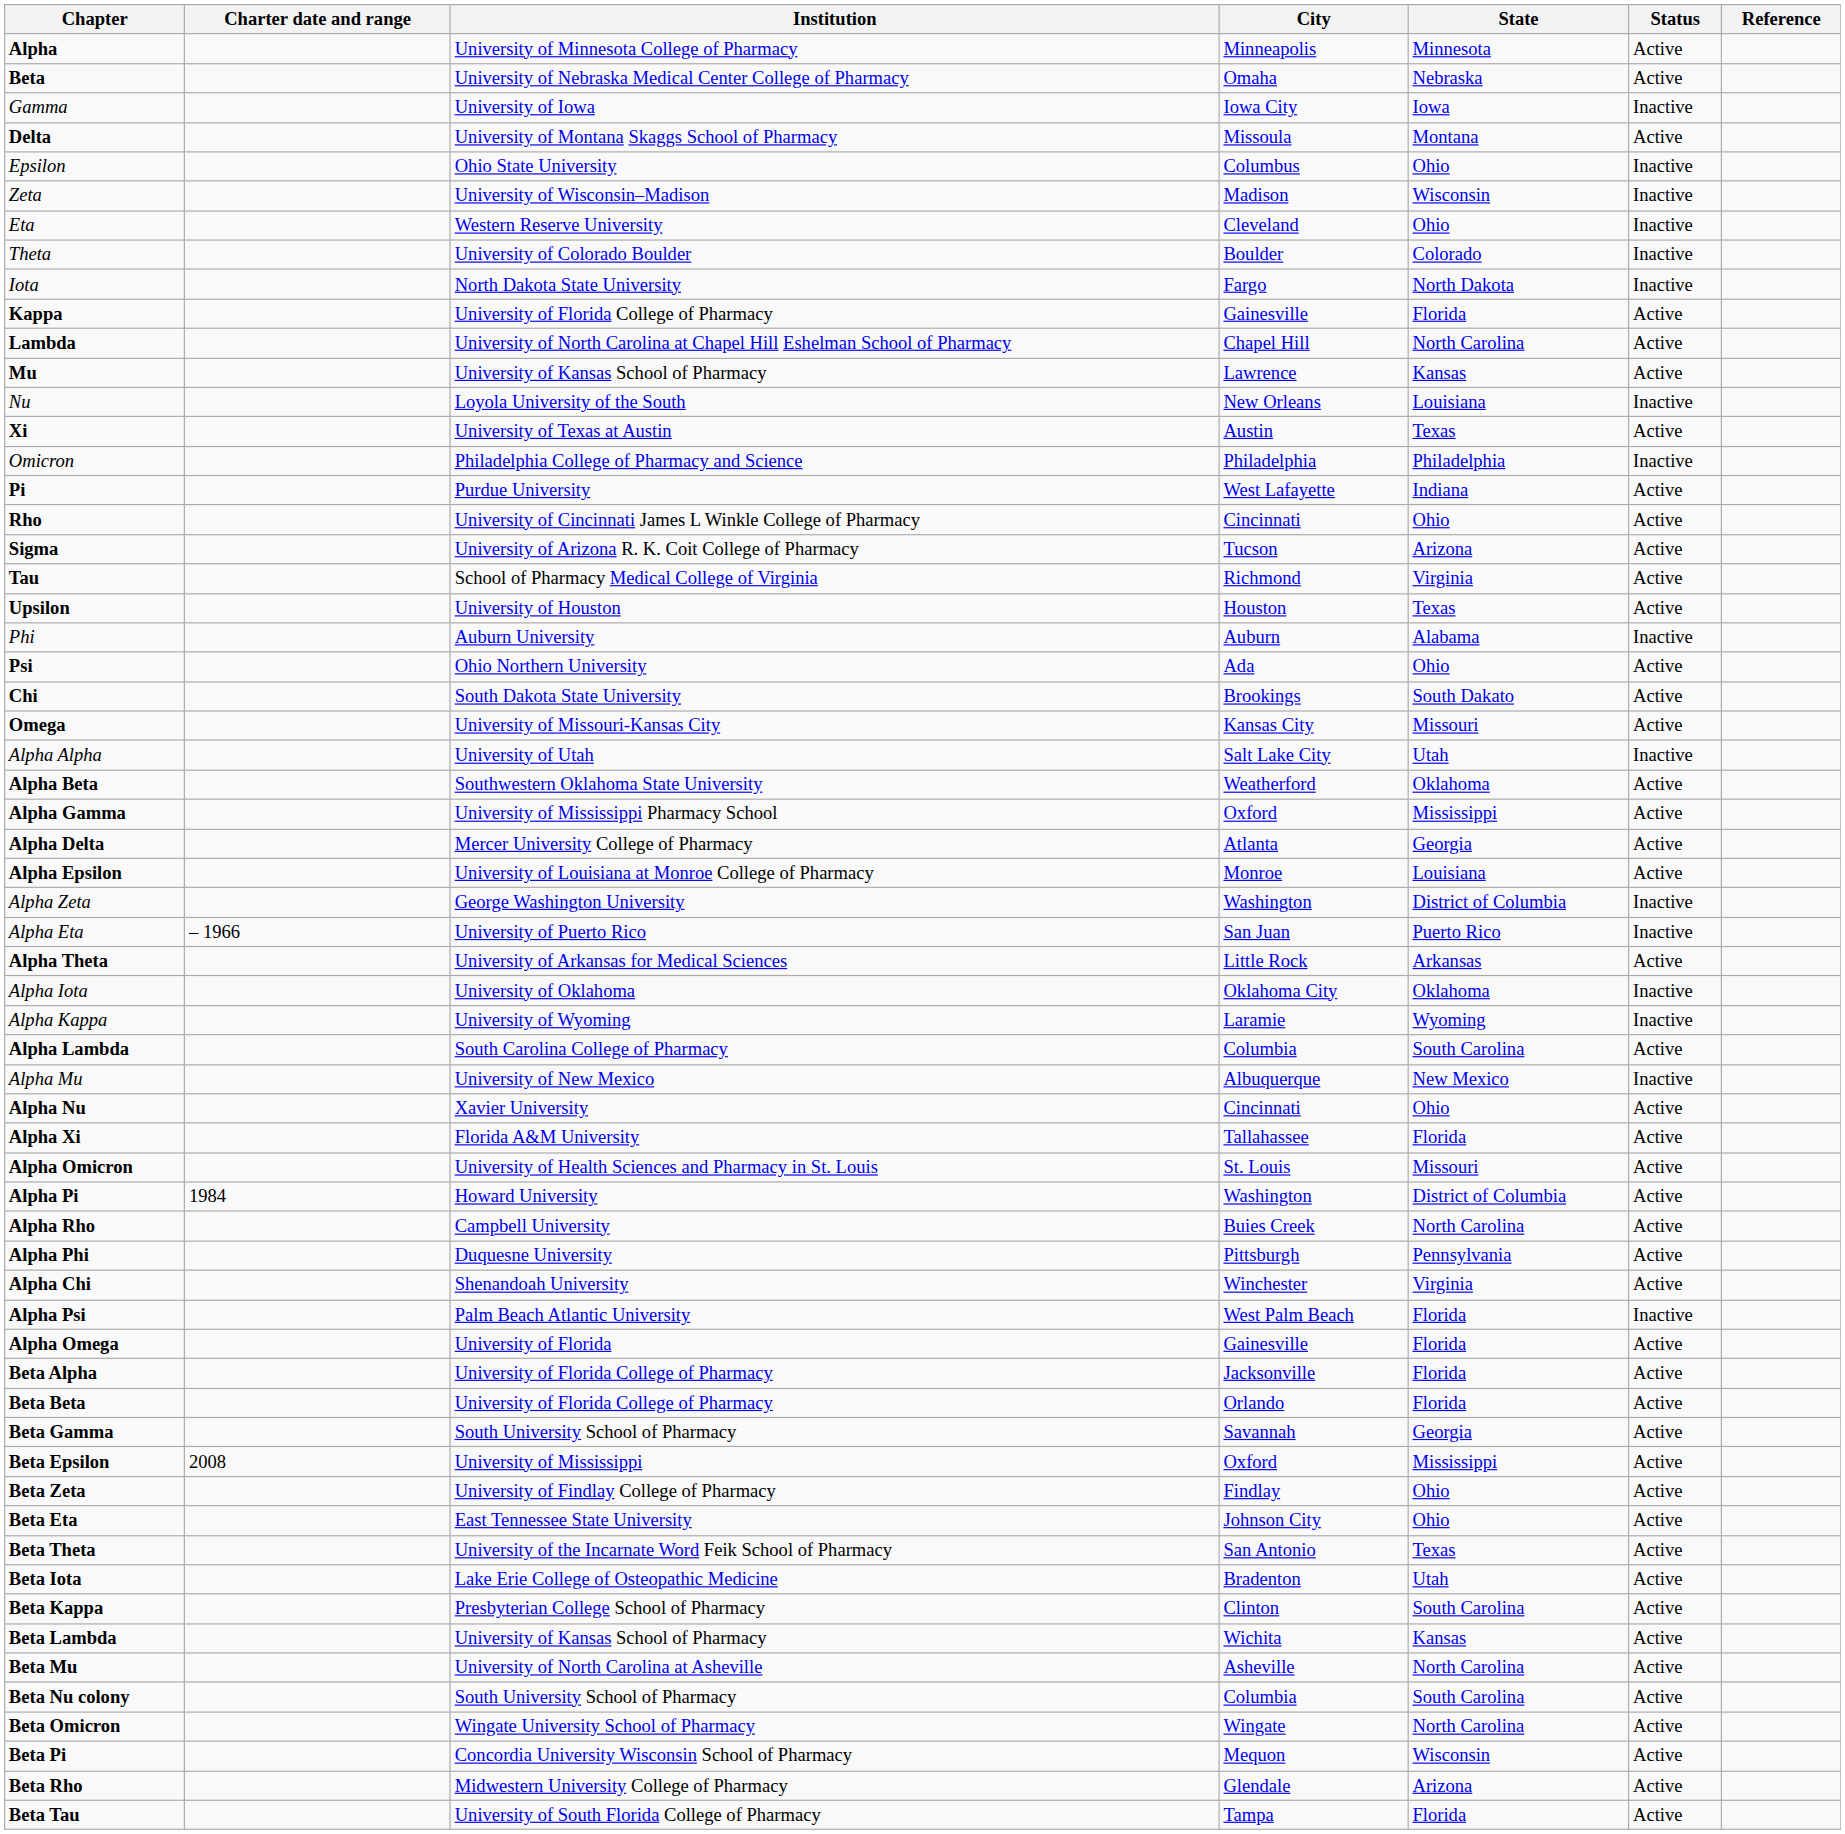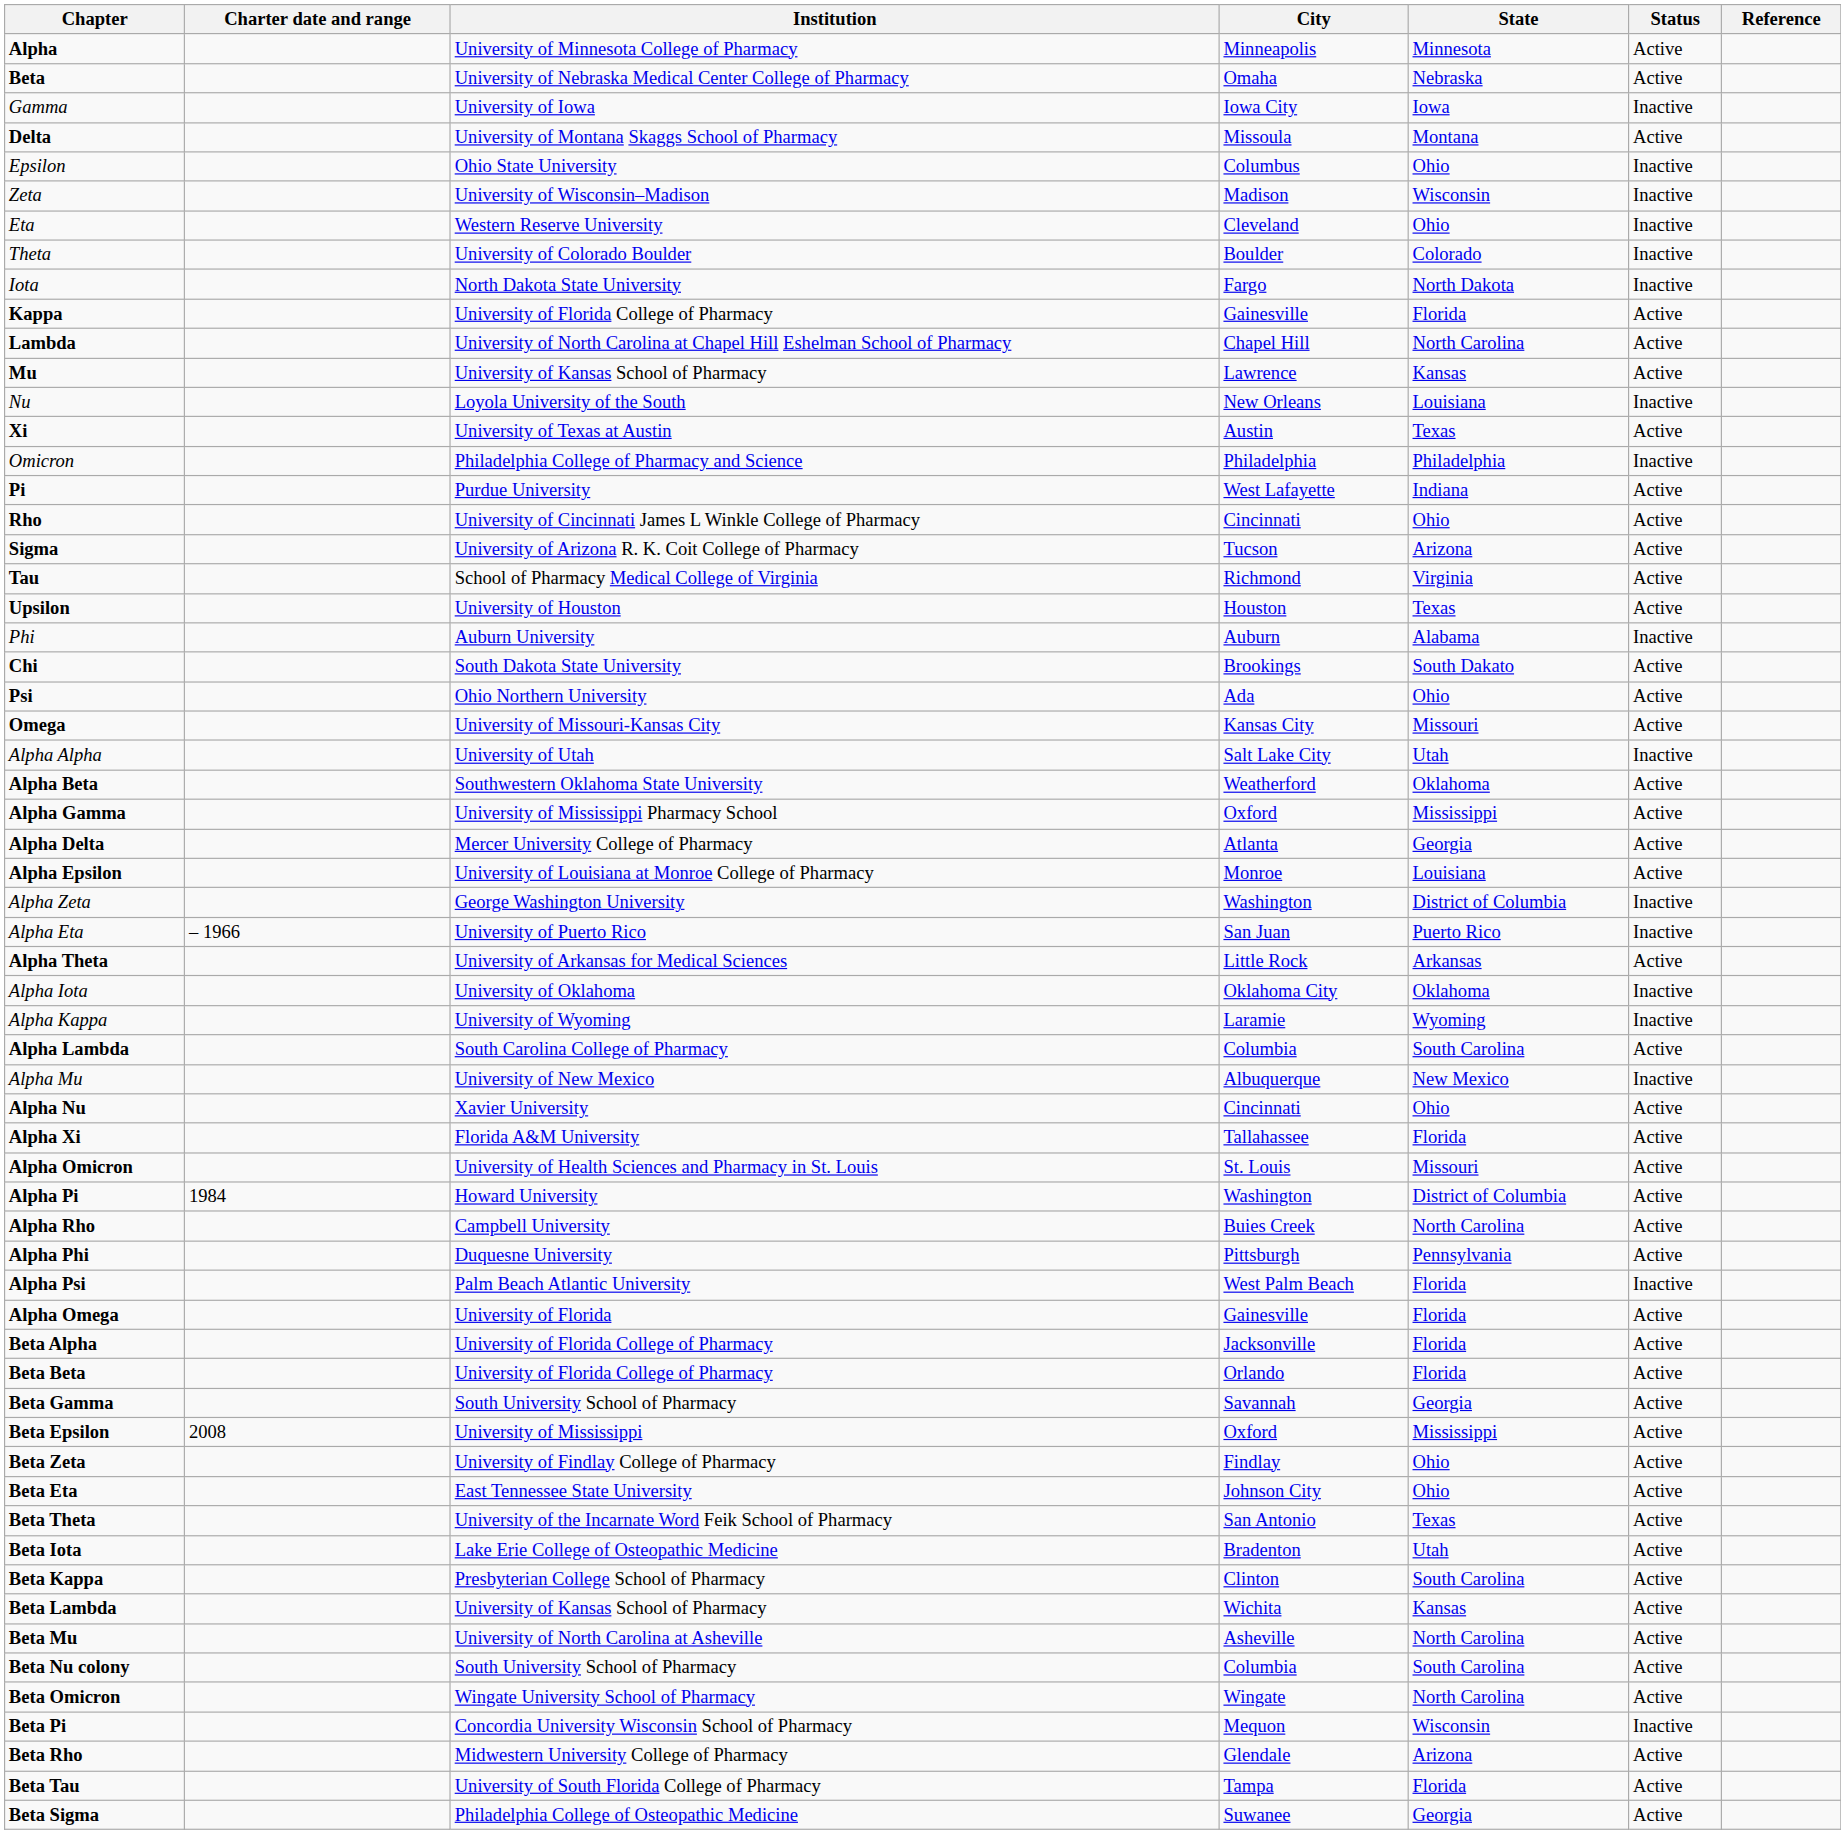rows swapped: (23, 696) <-> (21, 666)
- row: (50, 1284)
(1658, 1755) Active -> (1663, 1726) Inactive
+ row: (54, 1814)
